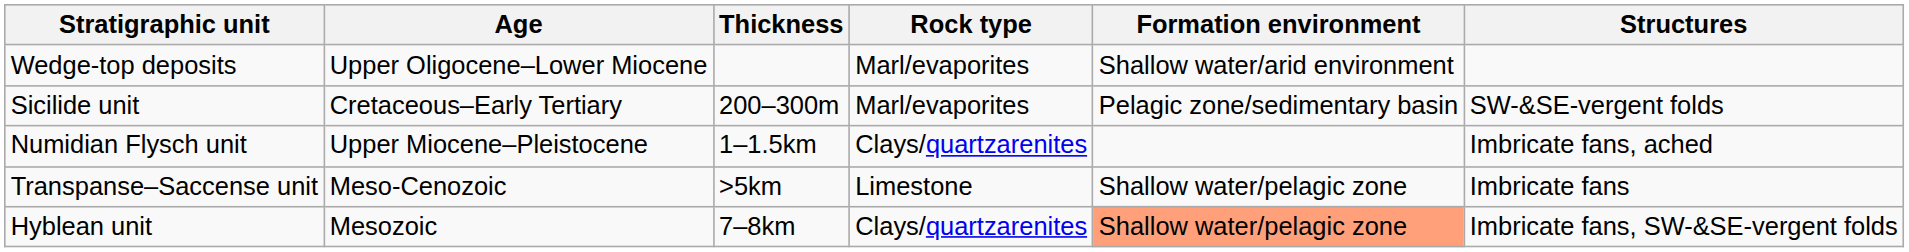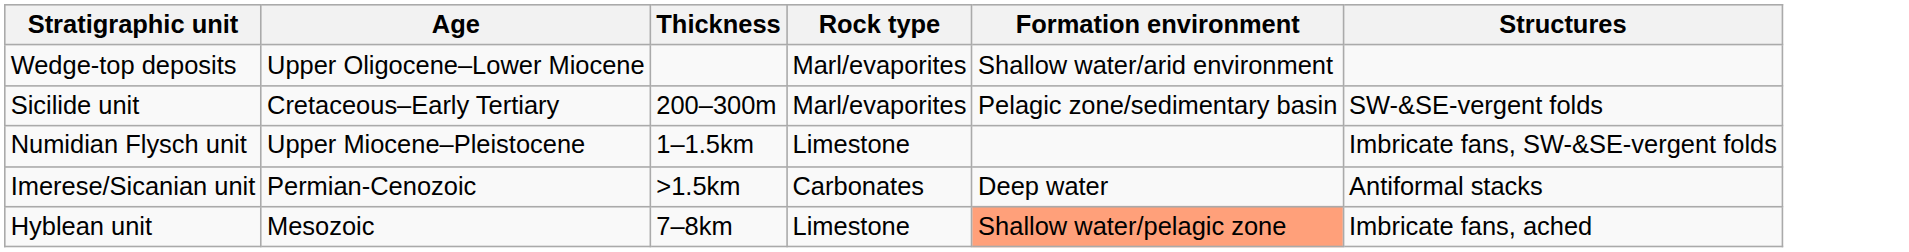(971, 145) Clays/quartzarenites -> (851, 145) Limestone
(1591, 145) Imbricate fans, ached -> (1563, 145) Imbricate fans, SW-&SE-vergent folds
+ row: (133, 186)
- row: (164, 186)
(971, 226) Clays/quartzarenites -> (851, 226) Limestone
(1684, 226) Imbricate fans, SW-&SE-vergent folds -> (1471, 226) Imbricate fans, ached
